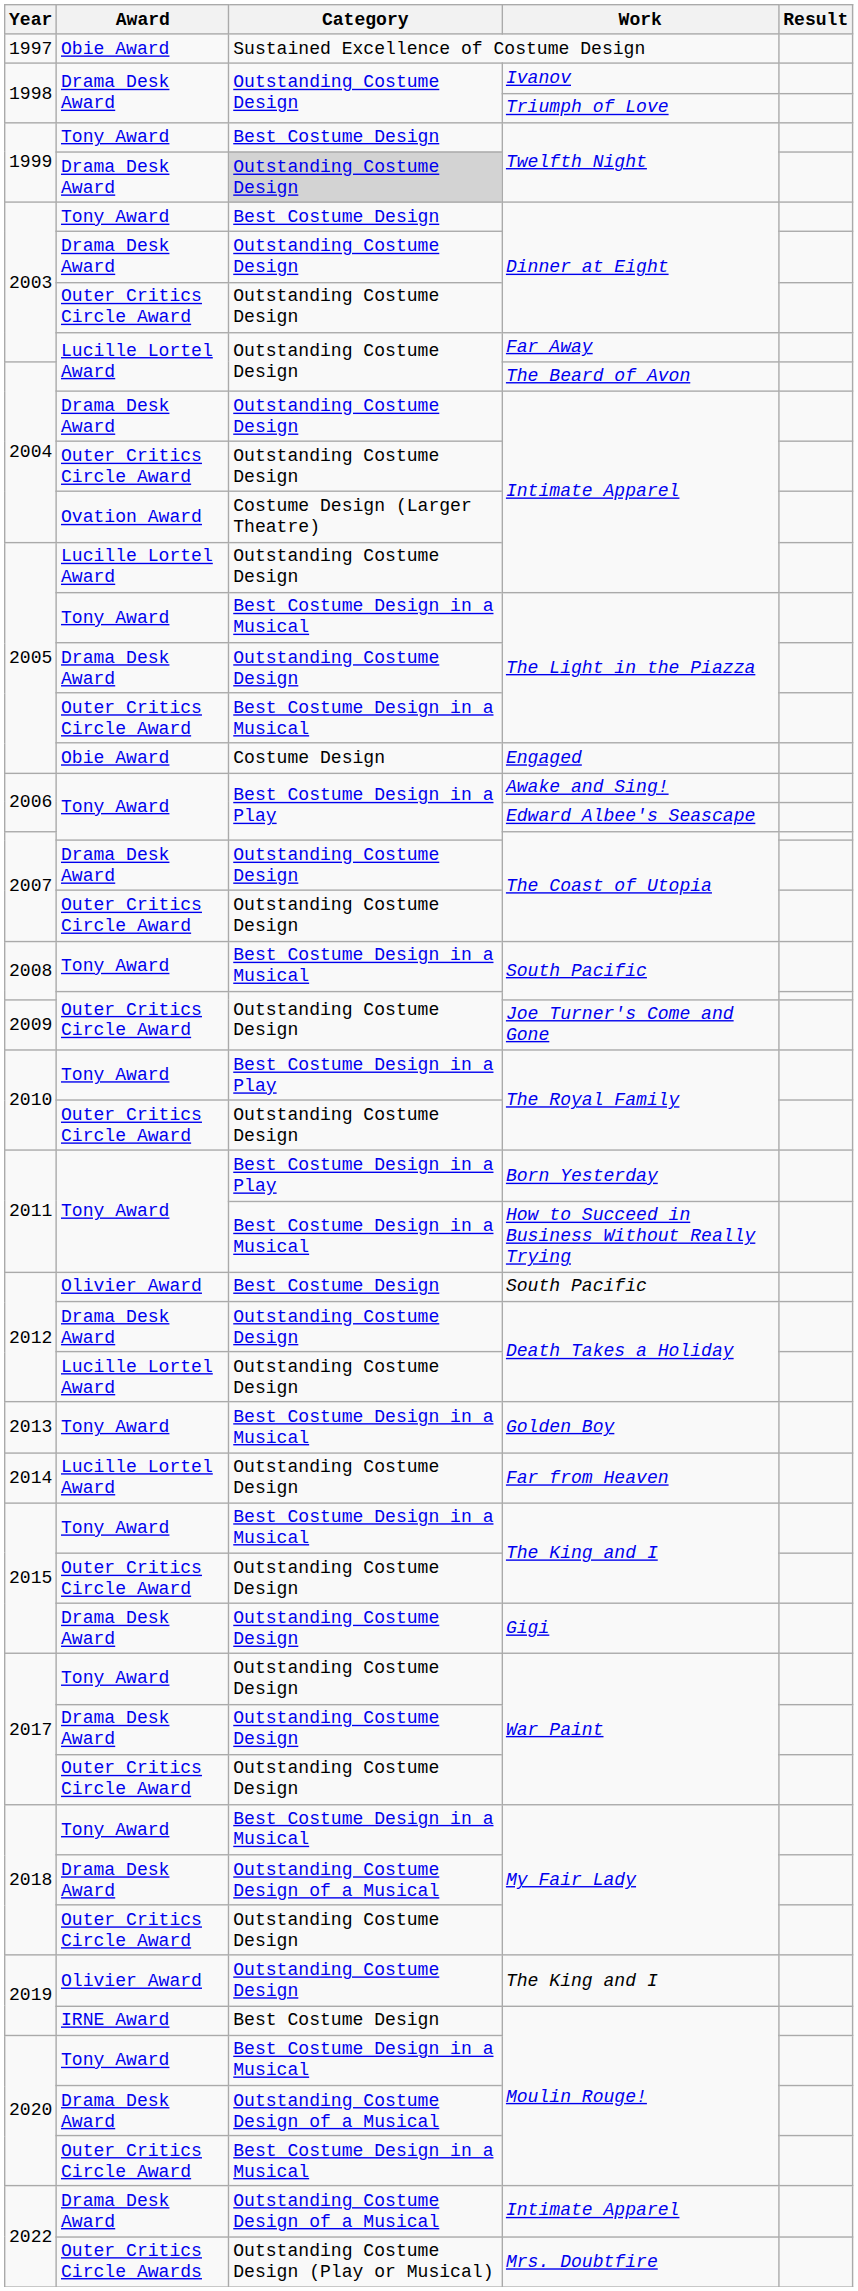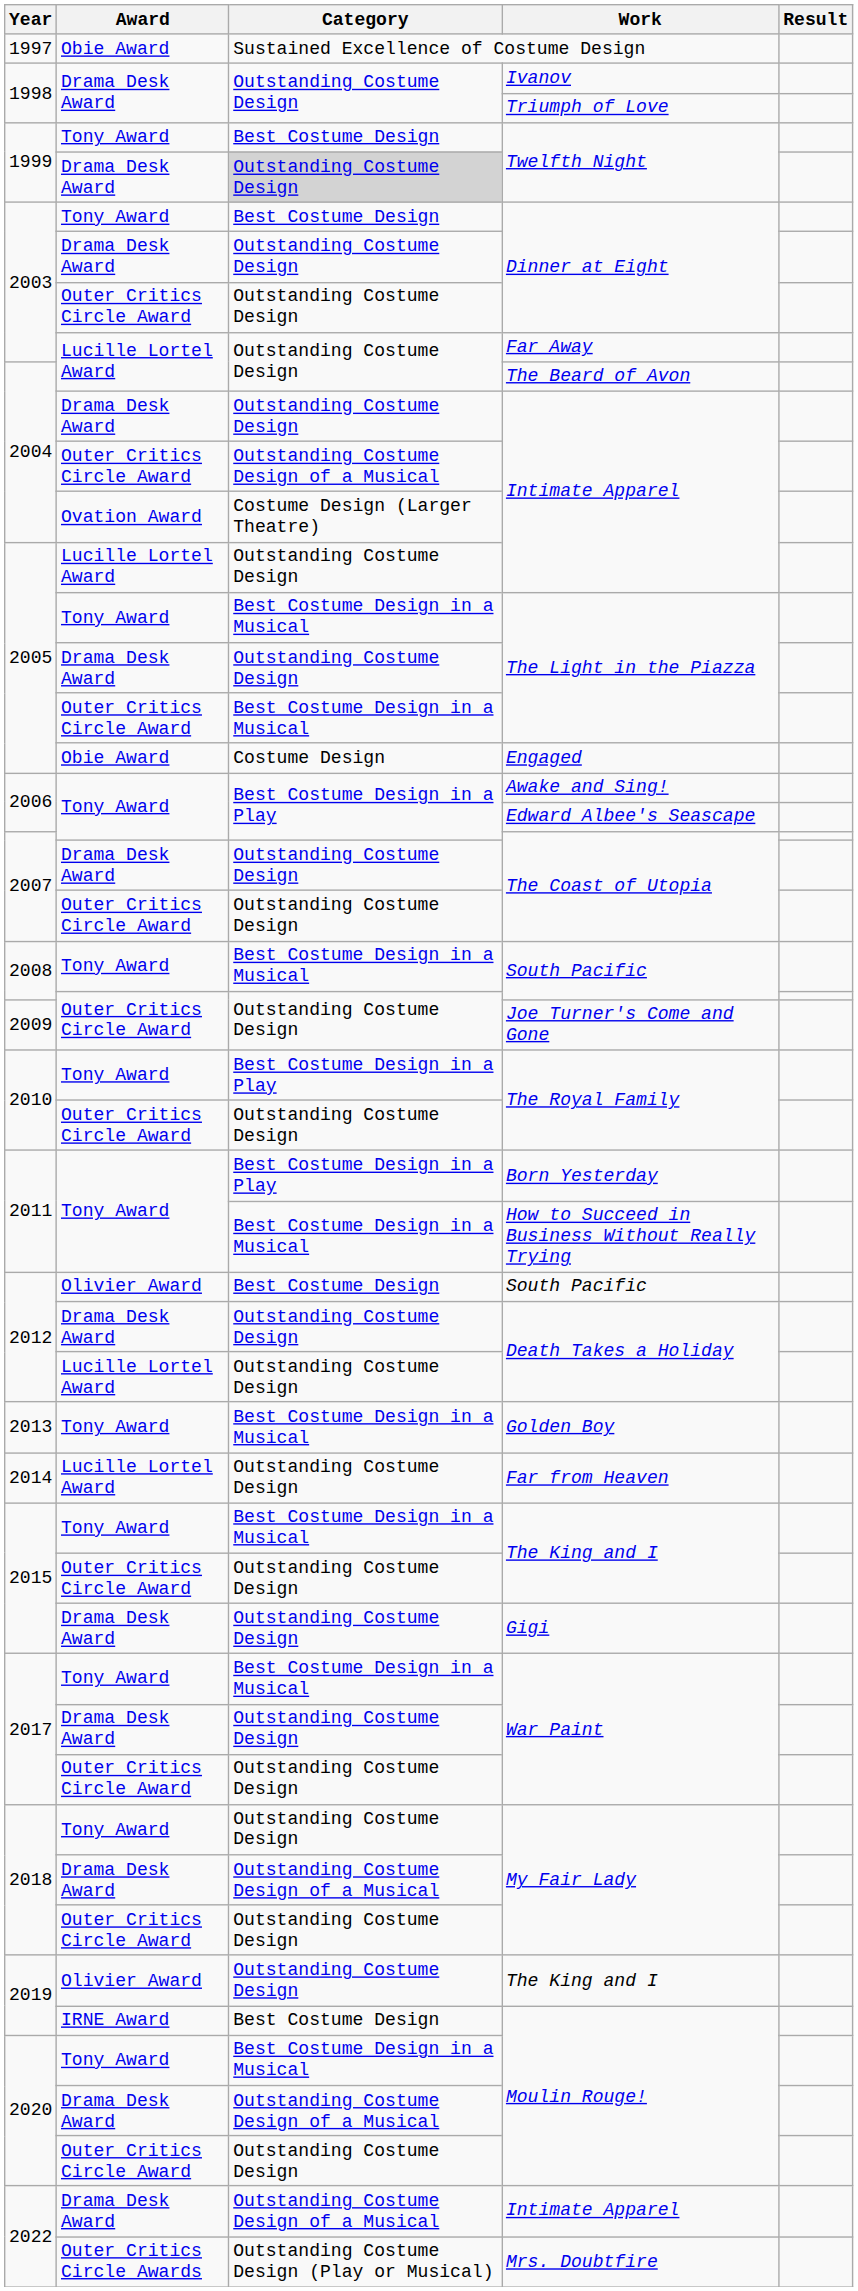(336, 467) Outstanding Costume Design -> (336, 467) Outstanding Costume Design of a Musical
(336, 1679) Outstanding Costume Design -> (363, 1679) Best Costume Design in a Musical
(363, 1830) Best Costume Design in a Musical -> (336, 1830) Outstanding Costume Design
(363, 2161) Best Costume Design in a Musical -> (336, 2161) Outstanding Costume Design
